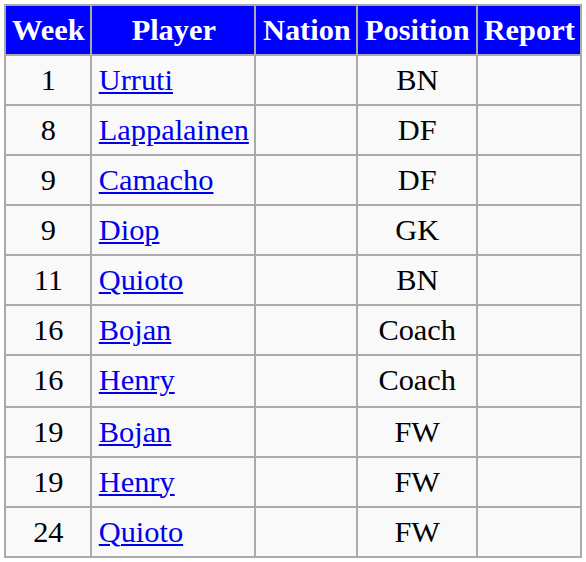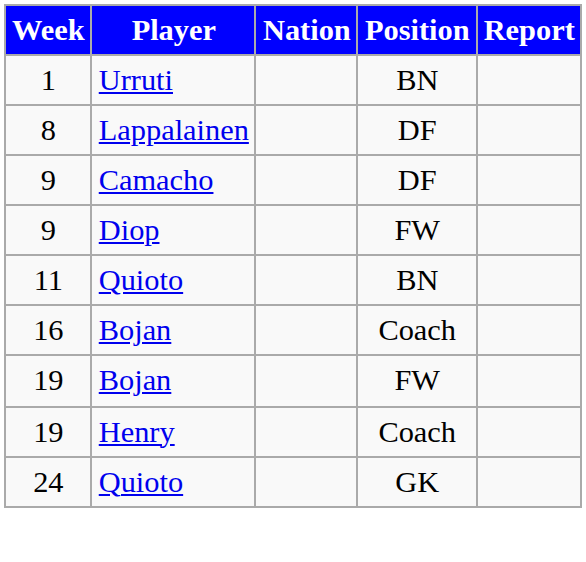(417, 230) GK -> (417, 230) FW
- row: (48, 380)
(417, 480) FW -> (417, 430) Coach
(417, 530) FW -> (417, 480) GK
